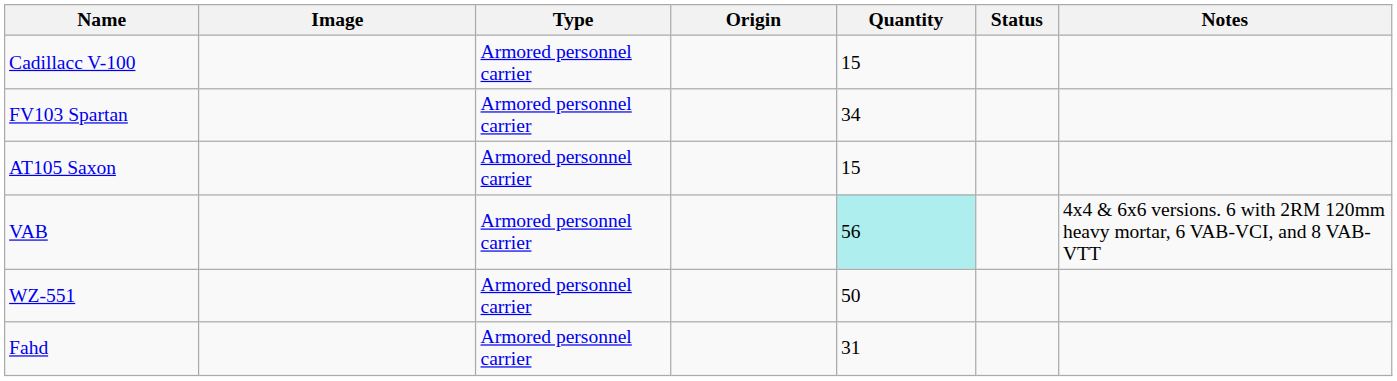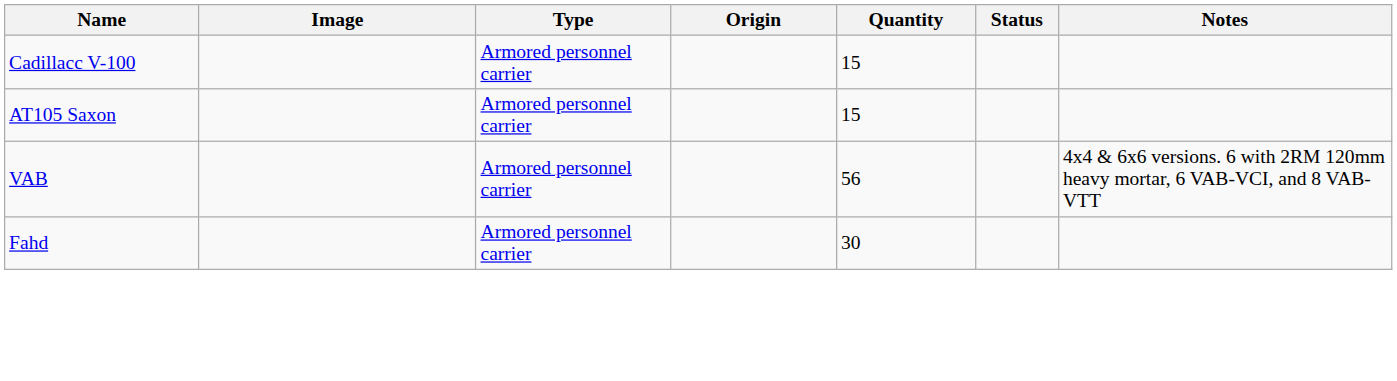- row: (68, 114)
(851, 231) paleturquoise background -> (851, 178) no background
- row: (42, 295)
(851, 348) 31 -> (851, 242) 30
